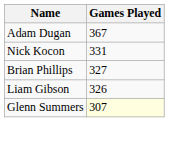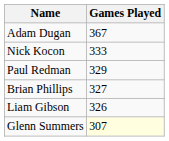(98, 51) 331 -> (98, 51) 333
+ row: (39, 70)
